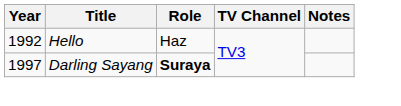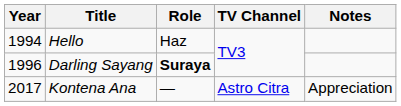(25, 40) 1992 -> (25, 40) 1994
(25, 64) 1997 -> (25, 64) 1996
+ row: (92, 88)
